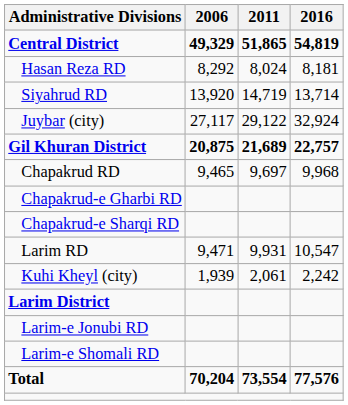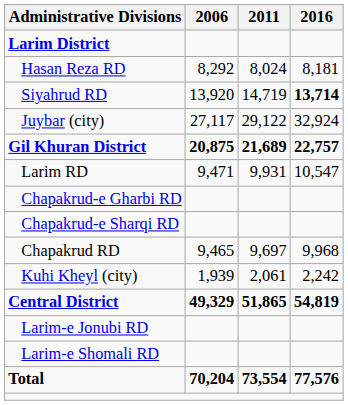rows swapped: (63, 43) <-> (59, 302)
(317, 95) normal -> (317, 95) bold
rows swapped: (71, 172) <-> (55, 250)
